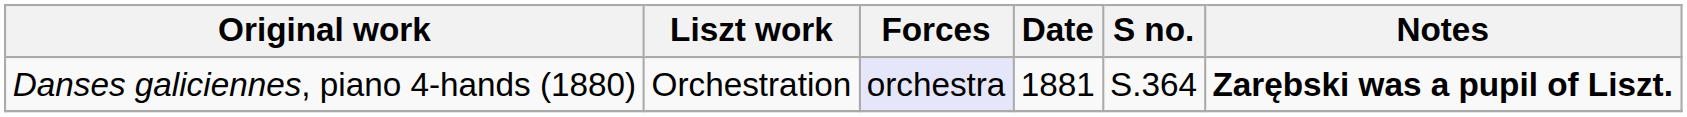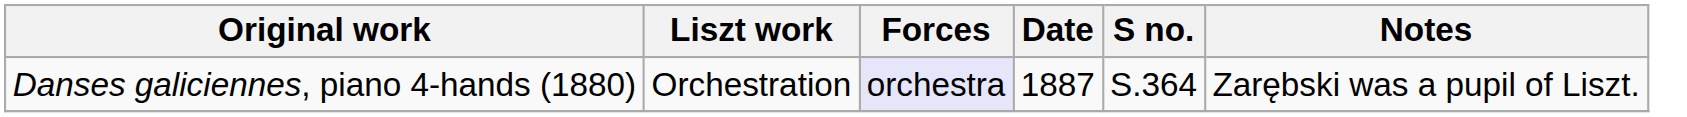(1058, 83) 1881 -> (1058, 83) 1887
(1443, 83) bold -> (1426, 83) normal
